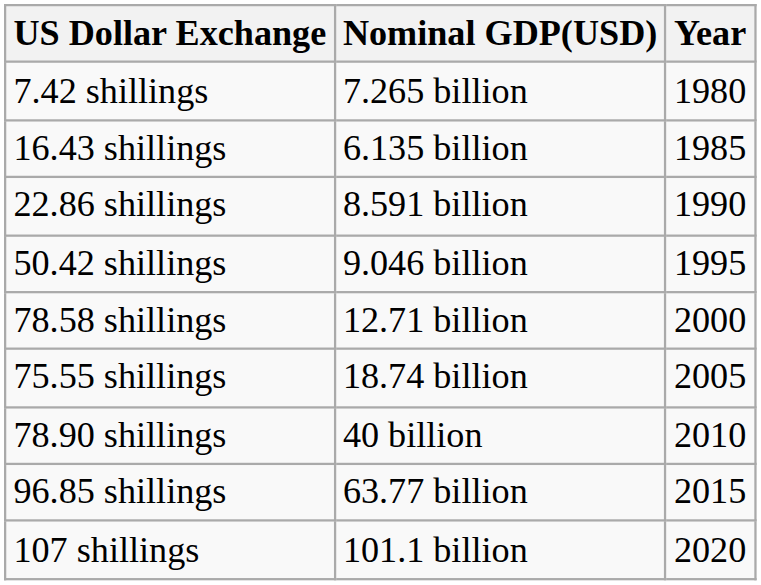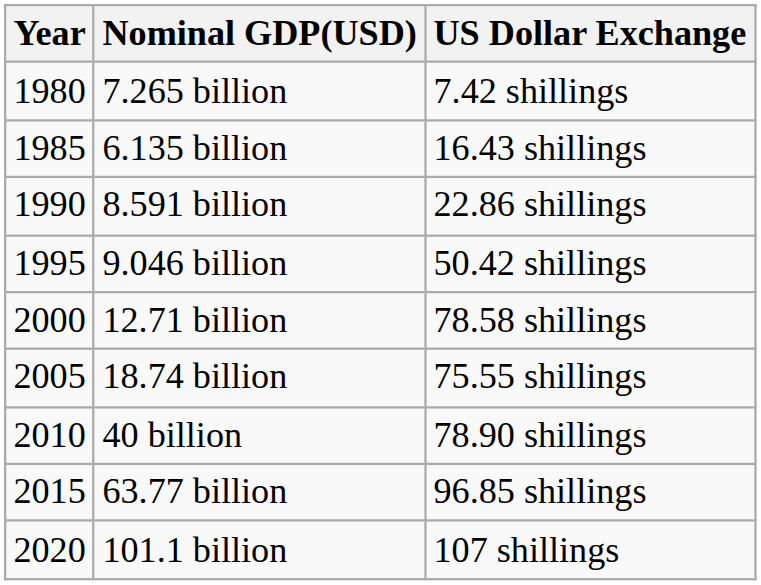columns swapped: (710, 33) <-> (170, 33)
